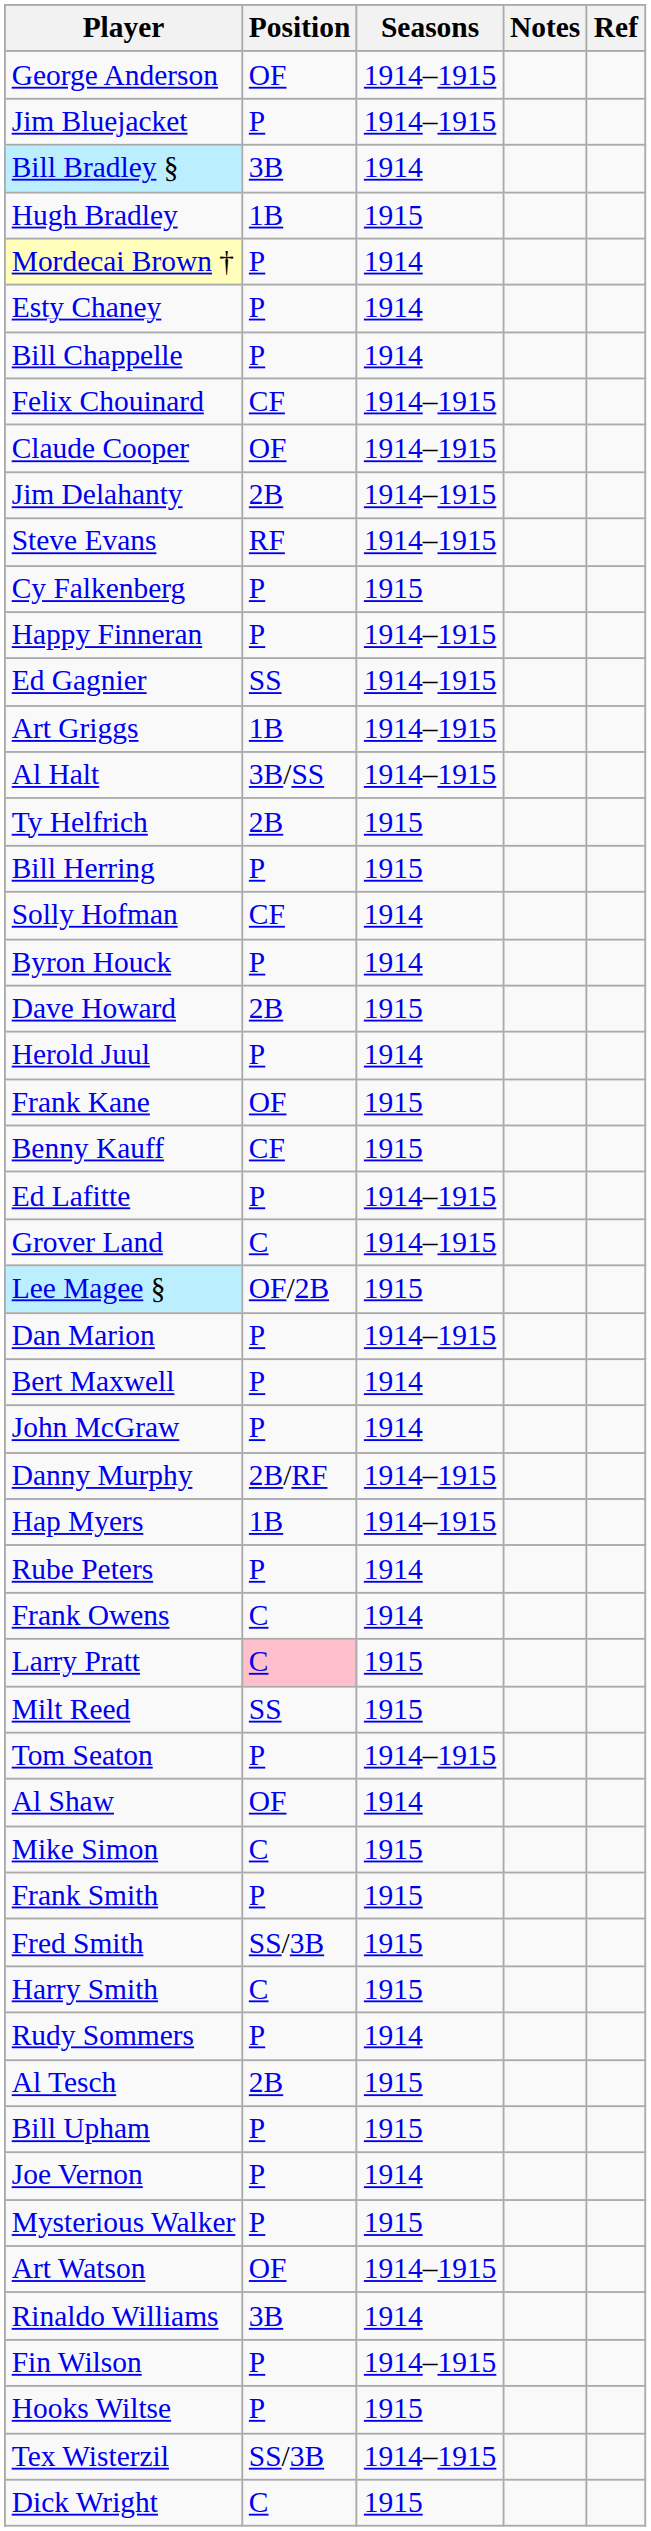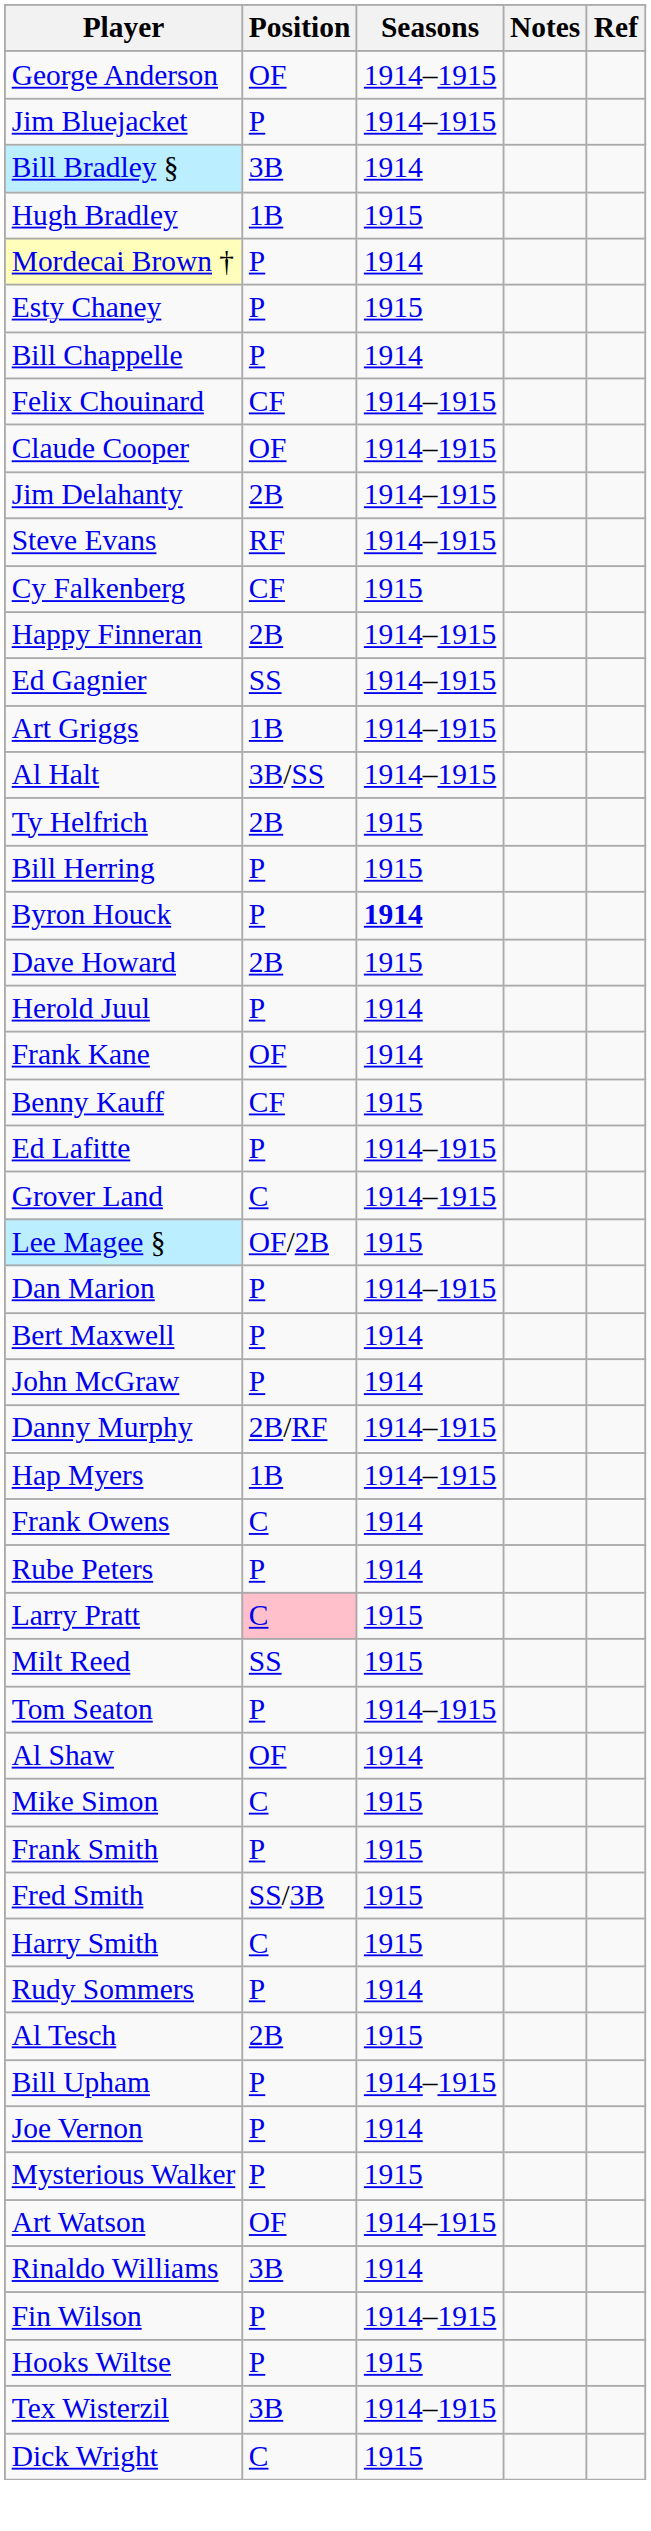(393, 307) 1914 -> (393, 307) 1915
(257, 588) P -> (267, 588) CF
(257, 634) P -> (266, 634) 2B
- row: (95, 914)
(393, 961) normal -> (393, 914) bold
(393, 1101) 1915 -> (393, 1055) 1914
rows swapped: (91, 1615) <-> (82, 1568)
(393, 2128) 1915 -> (430, 2082) 1914–1915
(287, 2455) SS/3B -> (266, 2409) 3B
